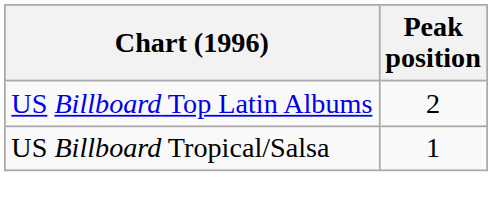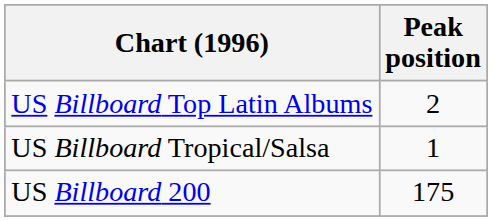+ row: (111, 192)
